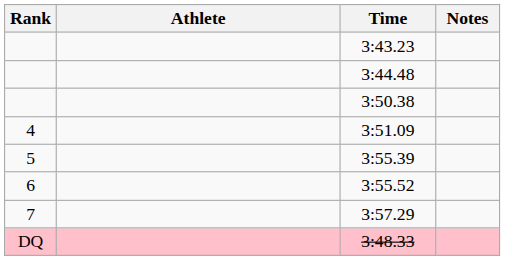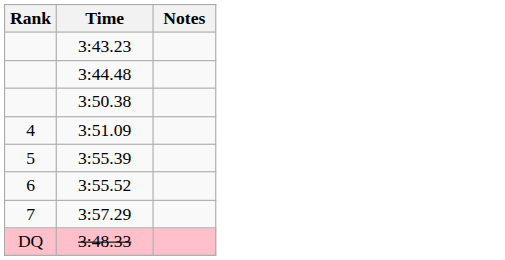- column: (198, 18)
